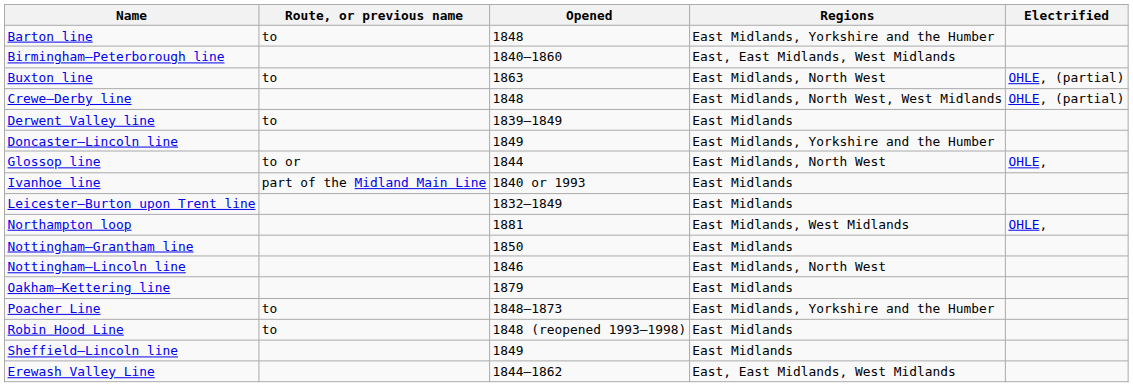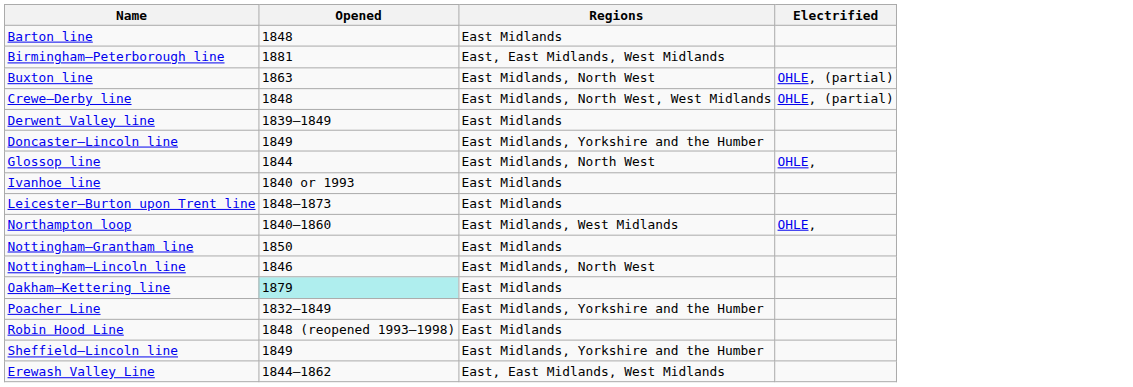- column: (374, 15)
(843, 36) East Midlands, Yorkshire and the Humber -> (512, 36) East Midlands
(527, 57) 1840–1860 -> (277, 57) 1881
(527, 204) 1832–1849 -> (297, 204) 1848–1873
(508, 225) 1881 -> (297, 225) 1840–1860
(508, 288) no background -> (277, 288) paleturquoise background
(527, 309) 1848–1873 -> (297, 309) 1832–1849
(743, 351) East Midlands -> (613, 351) East Midlands, Yorkshire and the Humber
